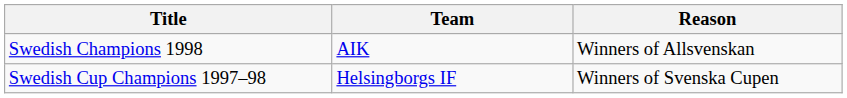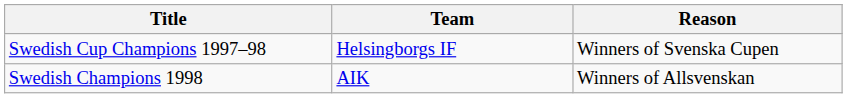rows swapped: (106, 48) <-> (137, 78)
